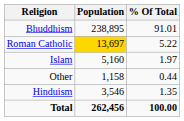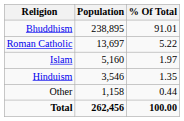(110, 44) gold background -> (110, 44) no background
rows swapped: (53, 92) <-> (61, 76)
